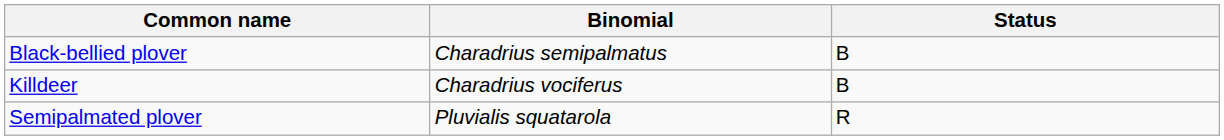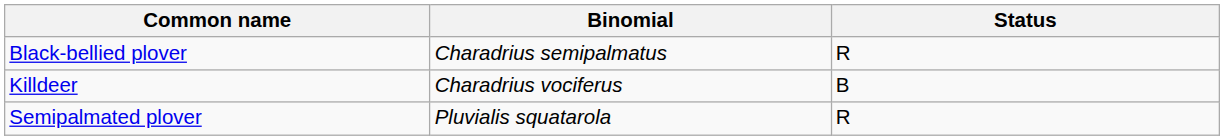(843, 53) B -> (843, 53) R
